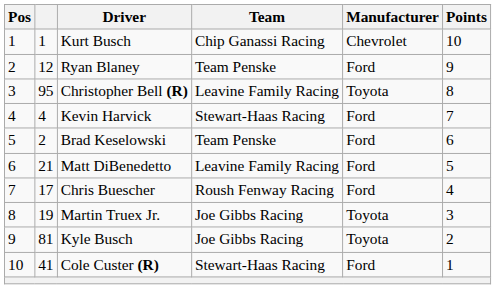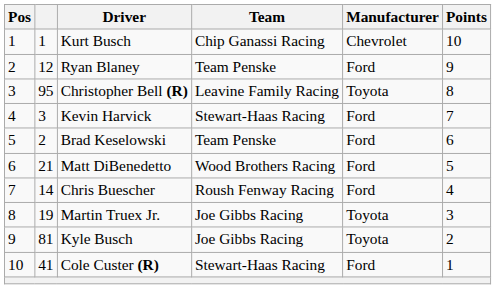(42, 115) 4 -> (42, 115) 3
(267, 165) Leavine Family Racing -> (265, 165) Wood Brothers Racing
(46, 189) 17 -> (46, 189) 14
